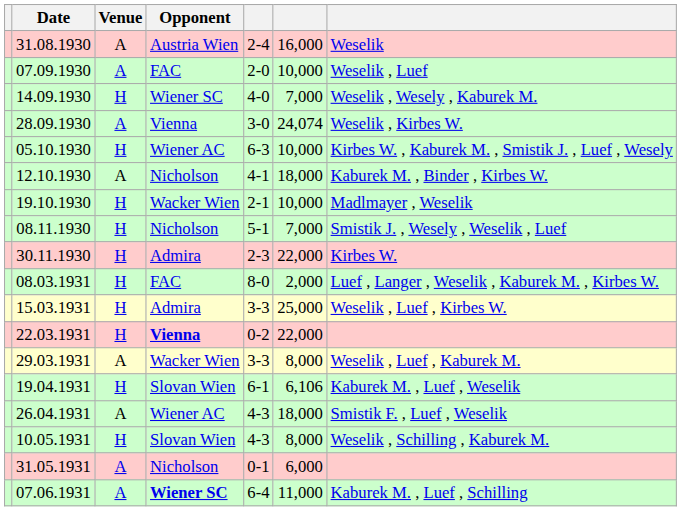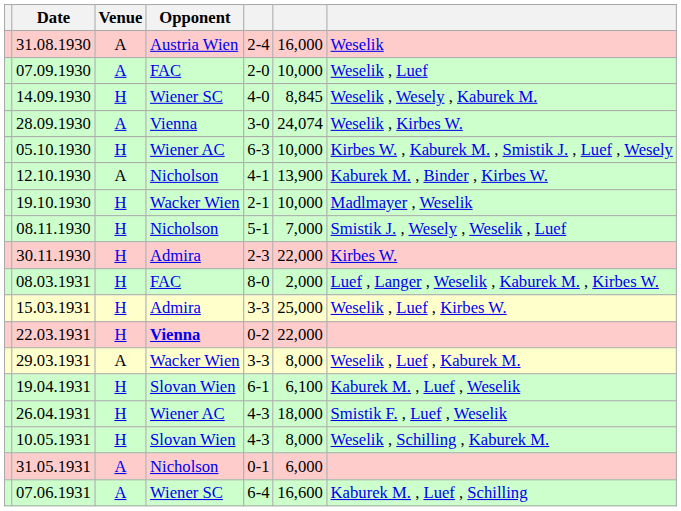(304, 96) 7,000 -> (304, 96) 8,845
(300, 176) 18,000 -> (300, 176) 13,900
(304, 387) 6,106 -> (304, 387) 6,100
(120, 413) A -> (120, 413) H
(189, 492) bold -> (186, 492) normal
(300, 492) 11,000 -> (300, 492) 16,600
